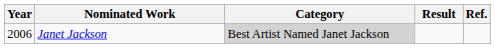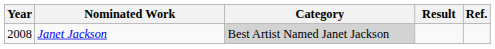(20, 33) 2006 -> (20, 33) 2008
